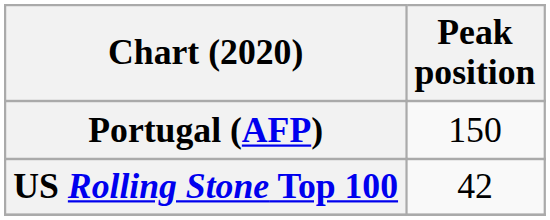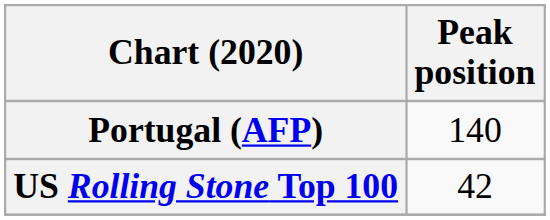(475, 129) 150 -> (475, 129) 140
